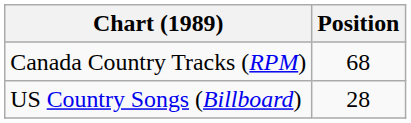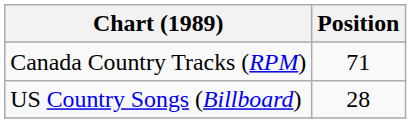(358, 61) 68 -> (358, 61) 71
